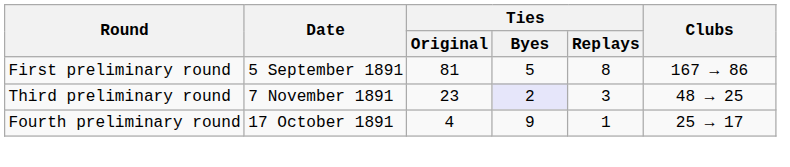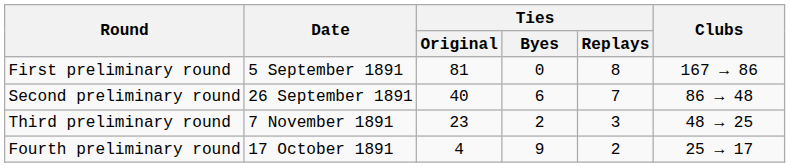(530, 70) 5 -> (540, 70) 0
+ row: (125, 97)
(530, 97) lavender background -> (540, 123) no background
(606, 123) 1 -> (615, 149) 2
